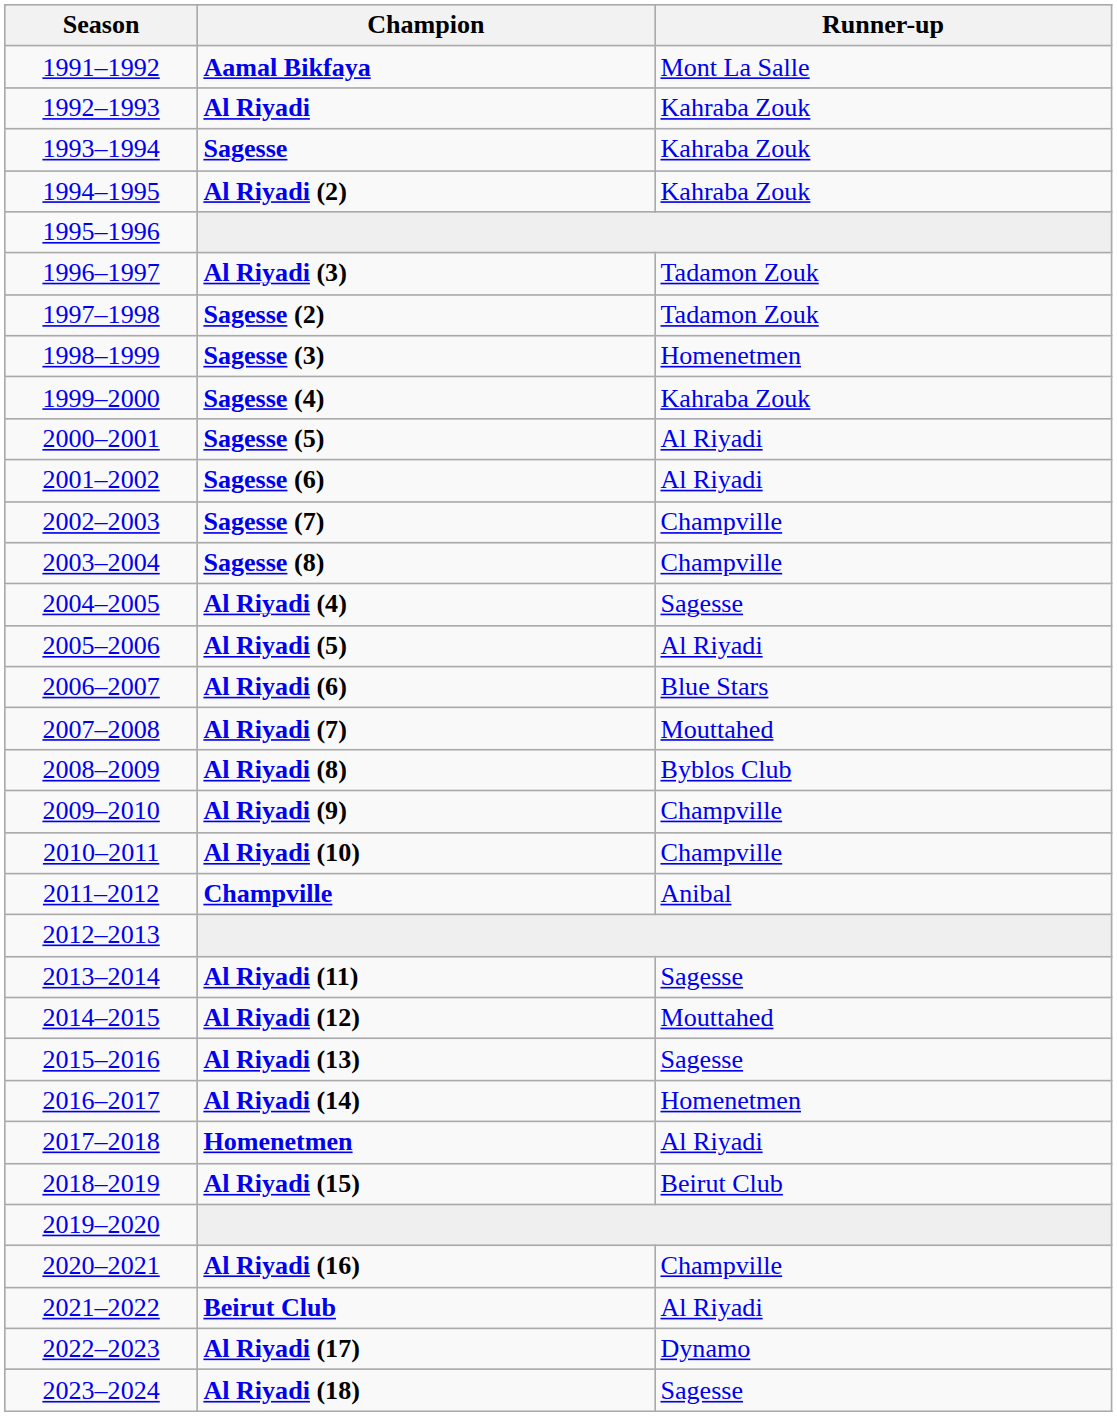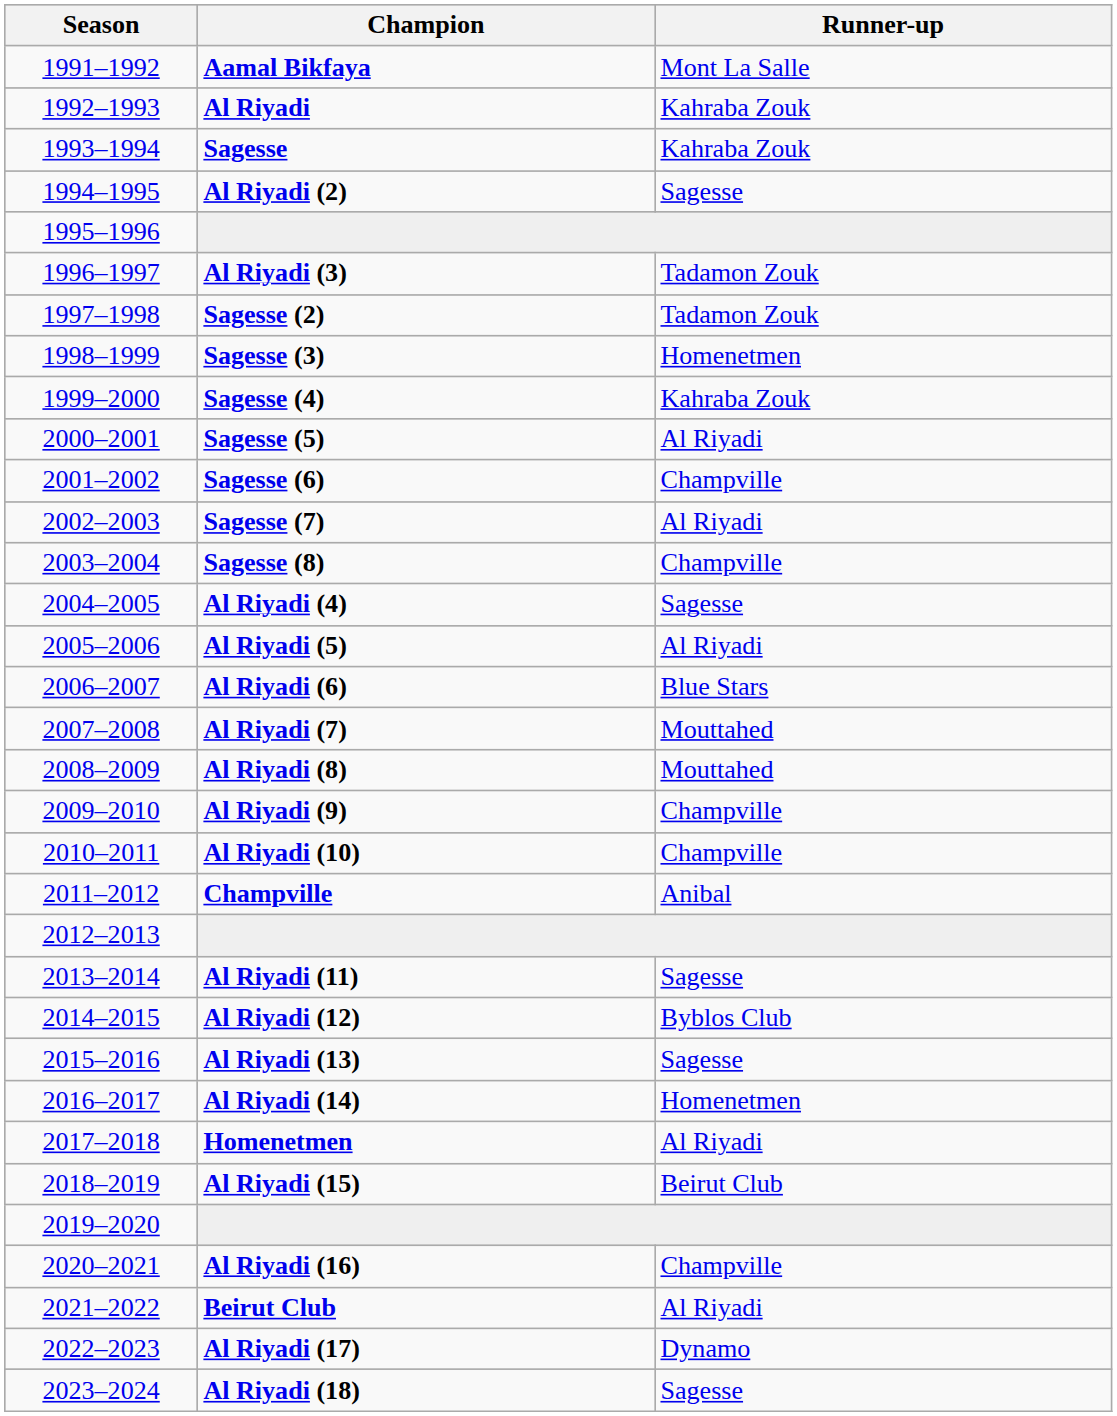(735, 190) Kahraba Zouk -> (702, 190) Sagesse
(712, 480) Al Riyadi -> (721, 480) Champville
(721, 521) Champville -> (712, 521) Al Riyadi
(726, 769) Byblos Club -> (717, 769) Mouttahed
(717, 1017) Mouttahed -> (726, 1017) Byblos Club
